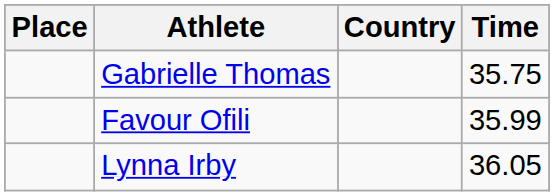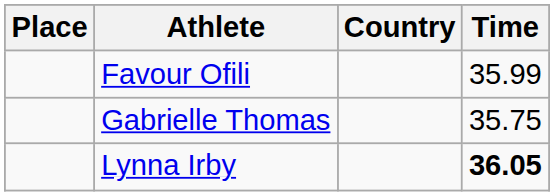rows swapped: (216, 73) <-> (176, 119)
(505, 166) normal -> (505, 166) bold
